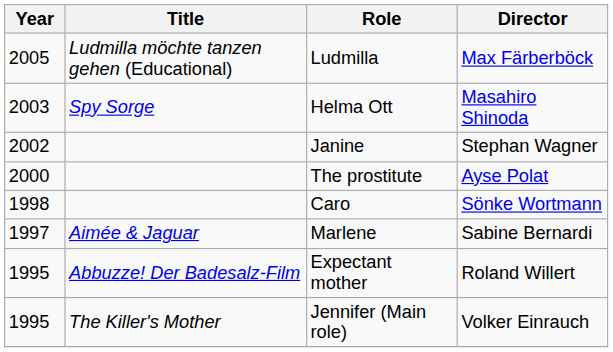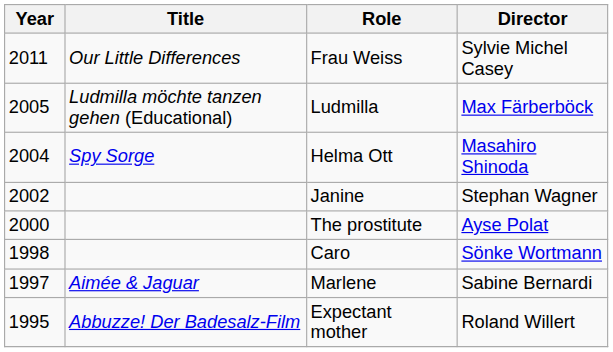+ row: (356, 58)
(29, 107) 2003 -> (29, 157) 2004
- row: (368, 322)
